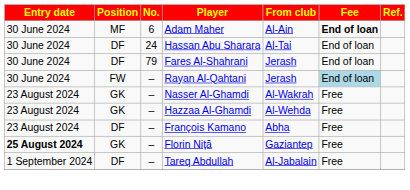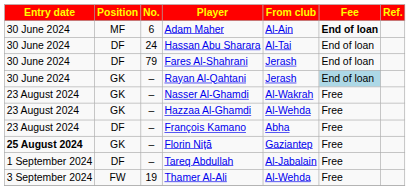(118, 78) FW -> (118, 78) GK
+ row: (196, 177)
